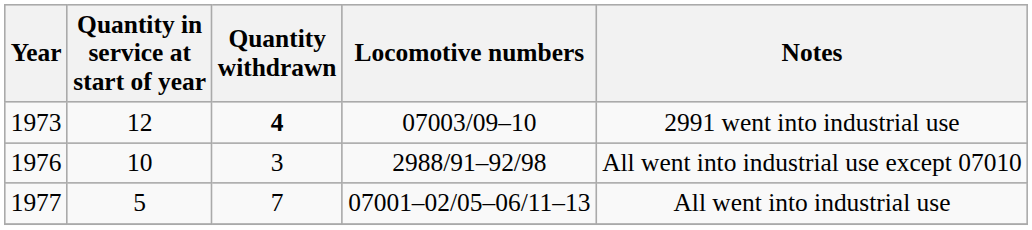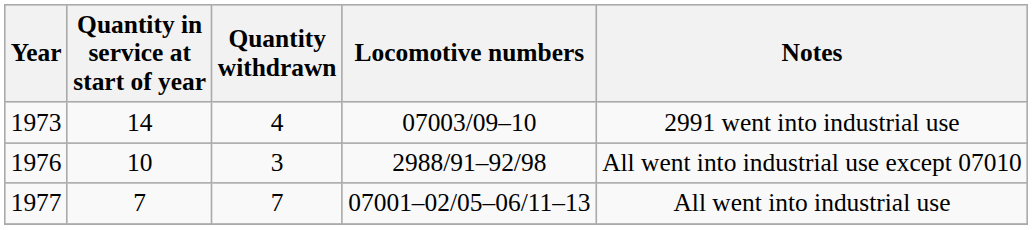(140, 122) 12 -> (140, 122) 14
(277, 122) bold -> (277, 122) normal
(140, 202) 5 -> (140, 202) 7
